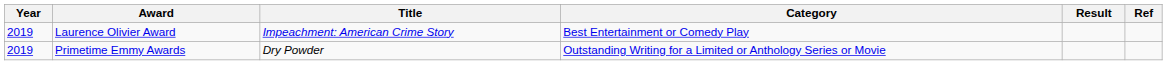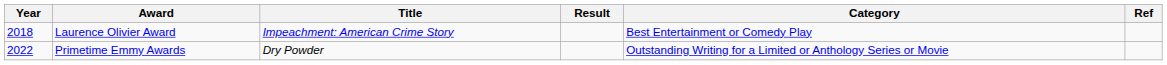columns swapped: (811, 13) <-> (1094, 13)
(20, 32) 2019 -> (20, 32) 2018
(20, 50) 2019 -> (20, 50) 2022
